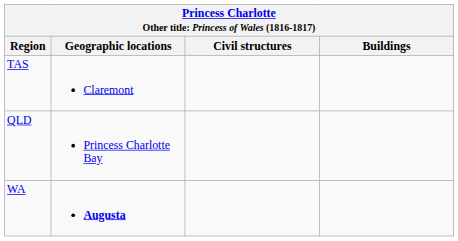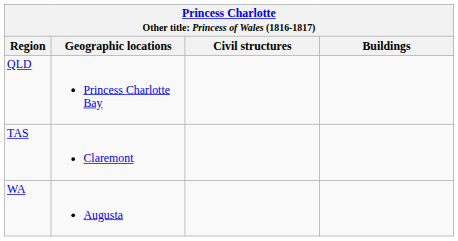rows swapped: (19, 120) <-> (18, 64)
(118, 215) bold -> (118, 215) normal
